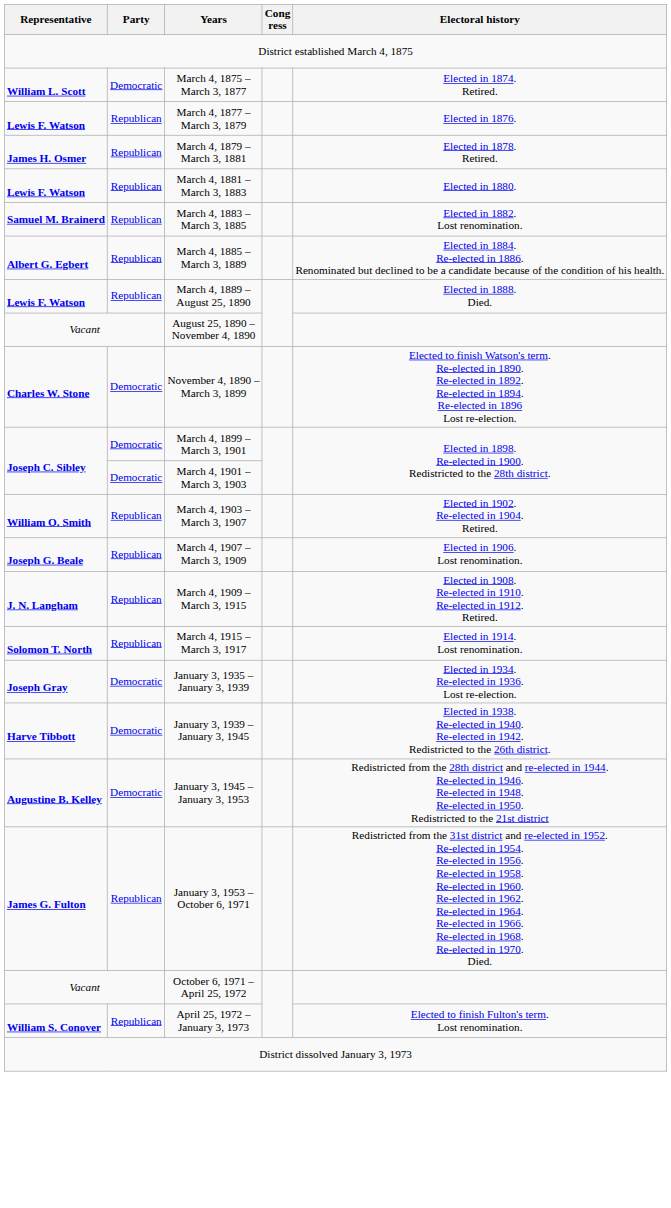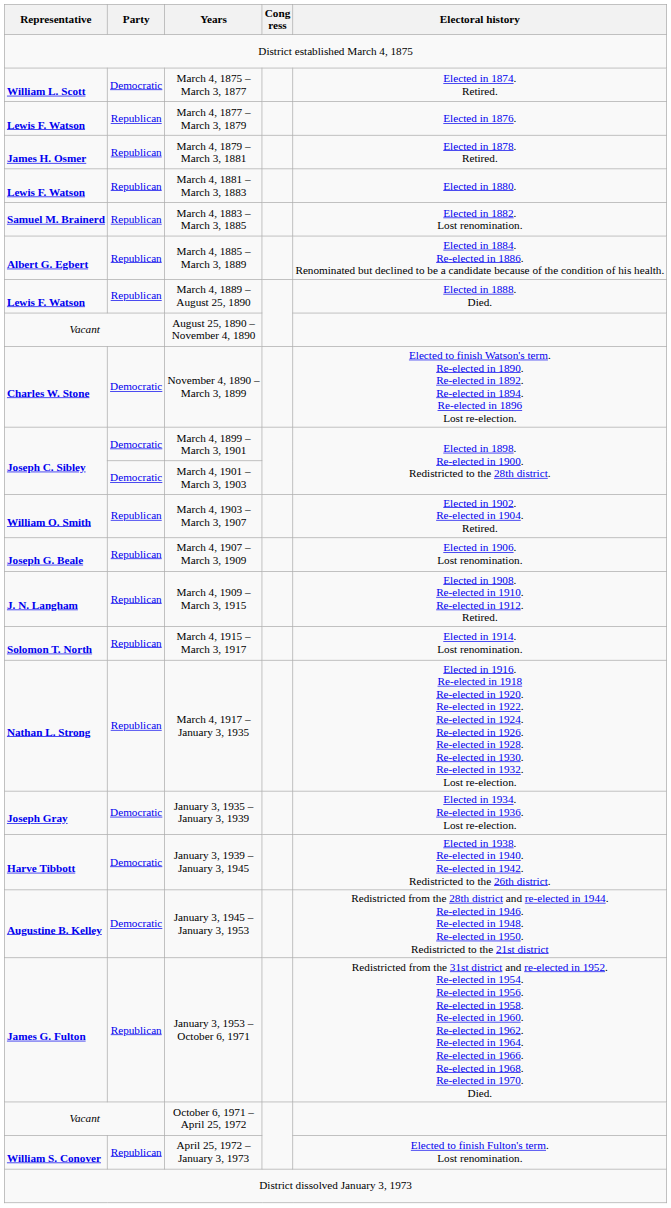+ row: (214, 725)
